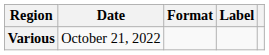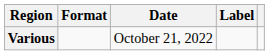columns swapped: (111, 15) <-> (190, 15)
